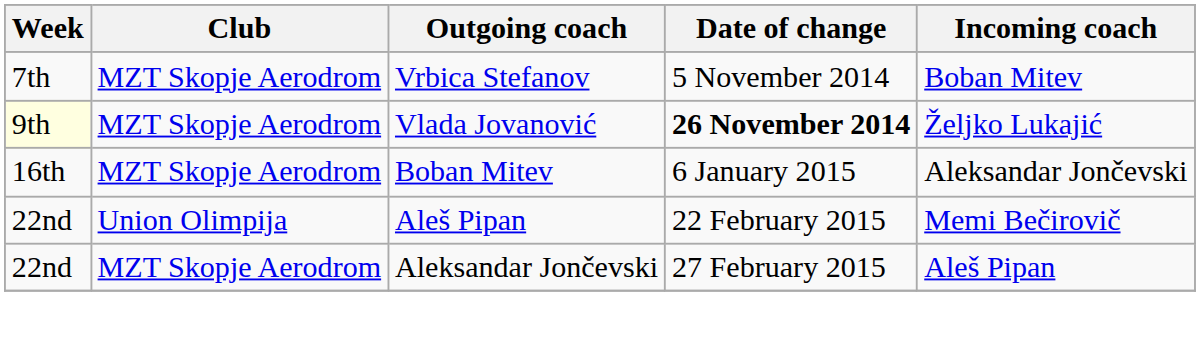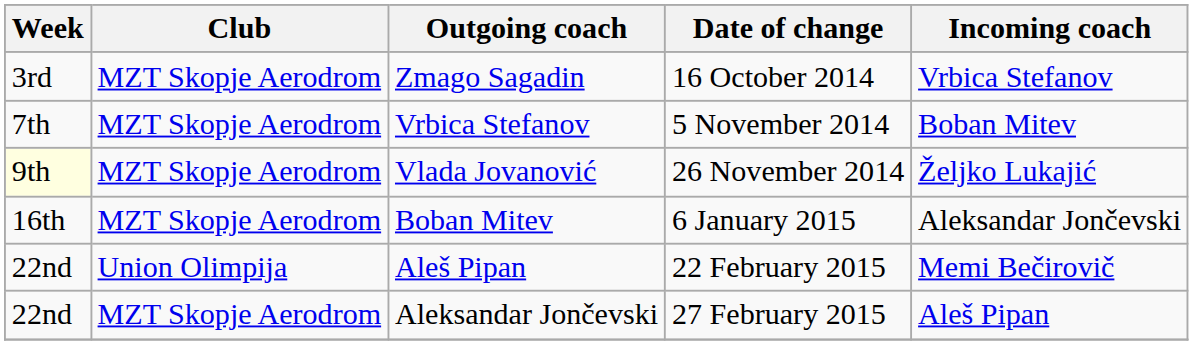+ row: (490, 76)
(791, 123) bold -> (788, 171) normal
